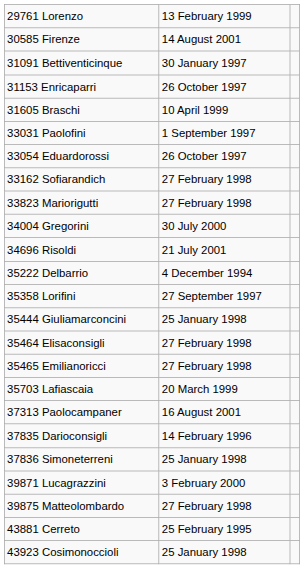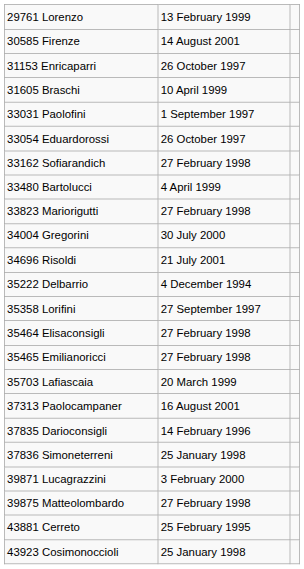- row: (65, 63)
+ row: (49, 187)
- row: (67, 319)
